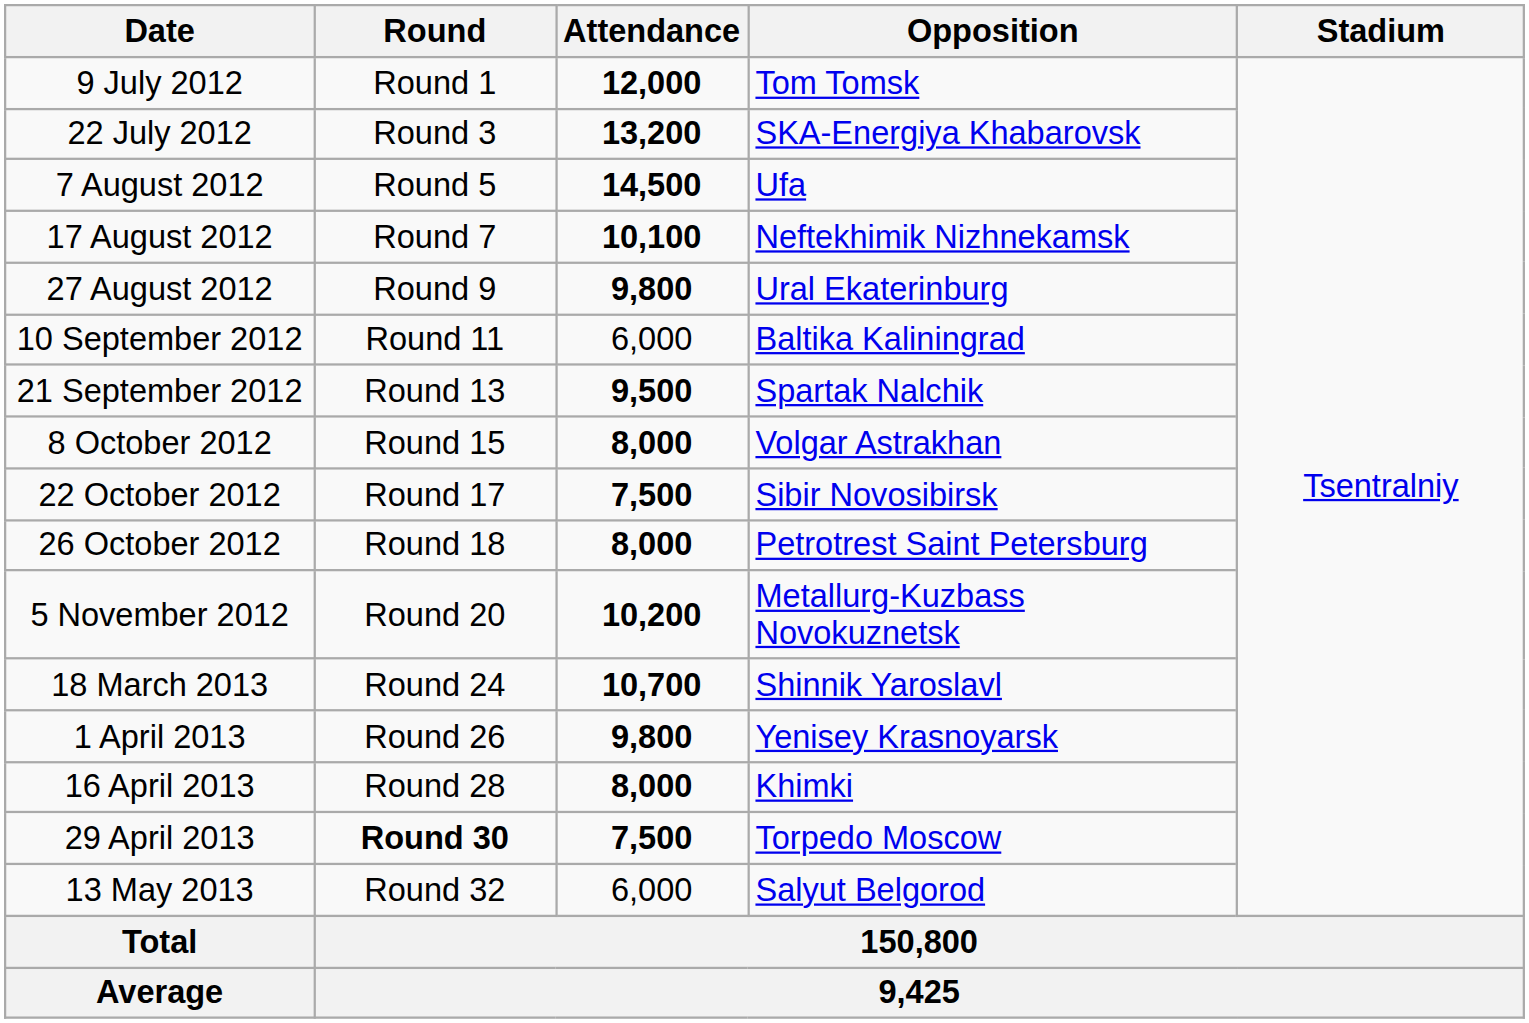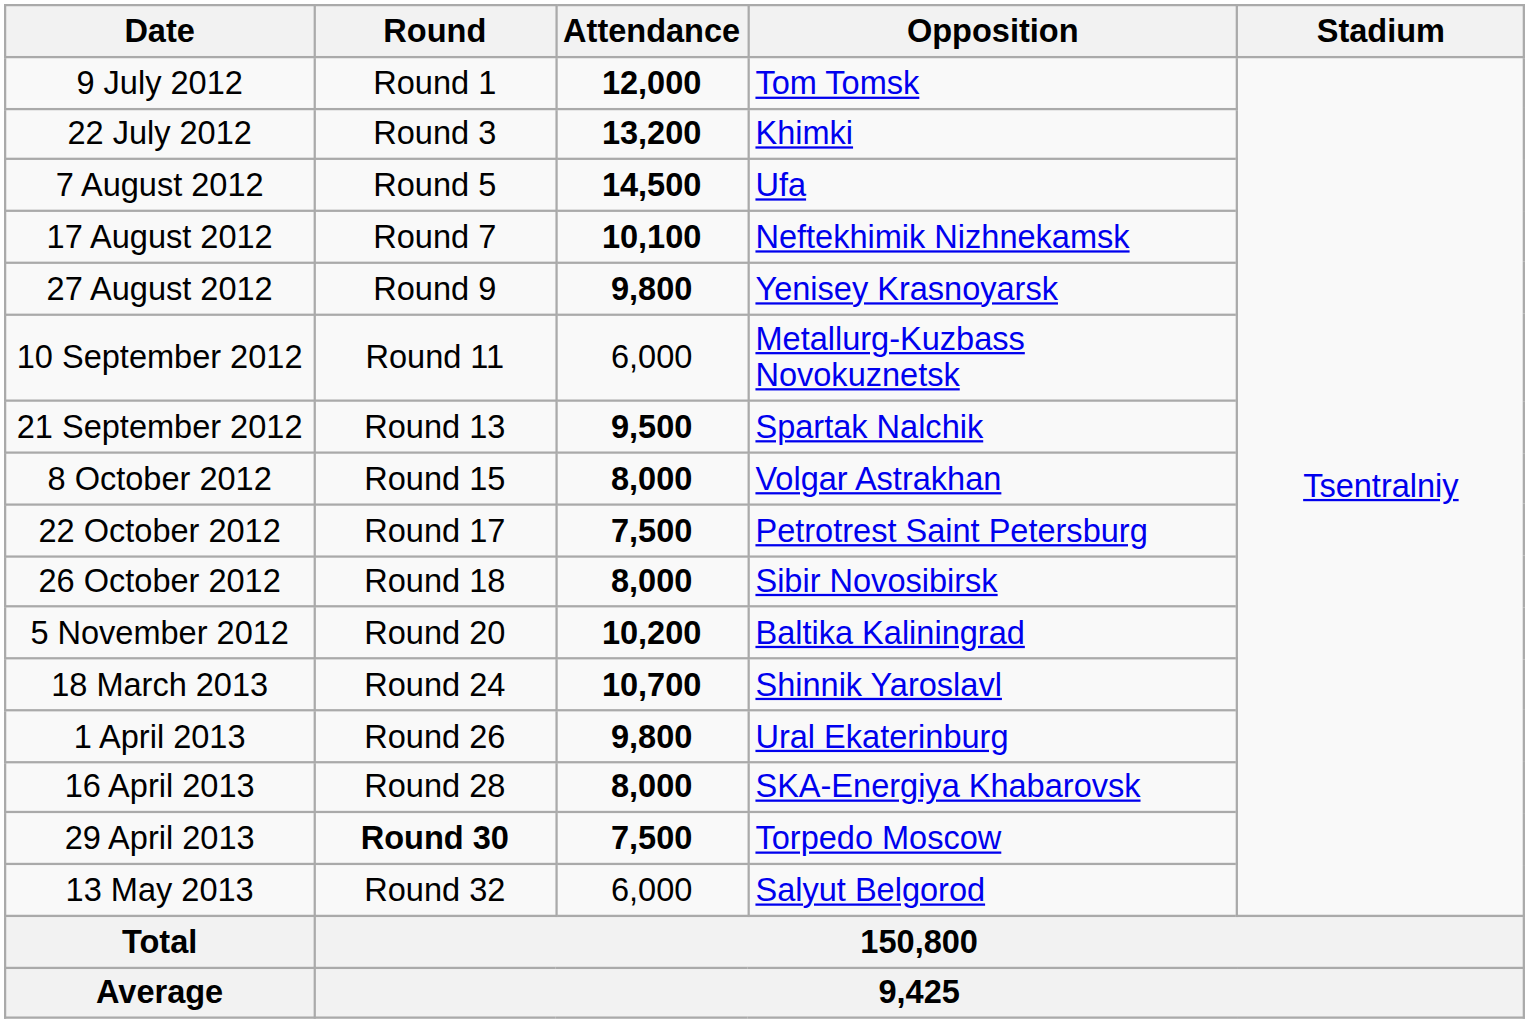(948, 134) SKA-Energiya Khabarovsk -> (804, 134) Khimki
(882, 288) Ural Ekaterinburg -> (907, 288) Yenisey Krasnoyarsk
(890, 340) Baltika Kaliningrad -> (890, 358) Metallurg-Kuzbass Novokuznetsk
(877, 494) Sibir Novosibirsk -> (952, 530) Petrotrest Saint Petersburg
(952, 545) Petrotrest Saint Petersburg -> (877, 582) Sibir Novosibirsk
(890, 615) Metallurg-Kuzbass Novokuznetsk -> (890, 633) Baltika Kaliningrad
(907, 736) Yenisey Krasnoyarsk -> (882, 736) Ural Ekaterinburg
(804, 787) Khimki -> (948, 787) SKA-Energiya Khabarovsk
